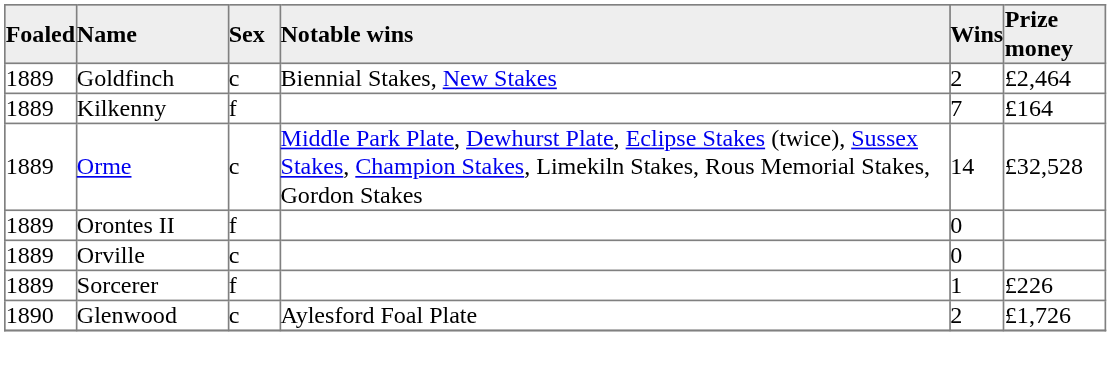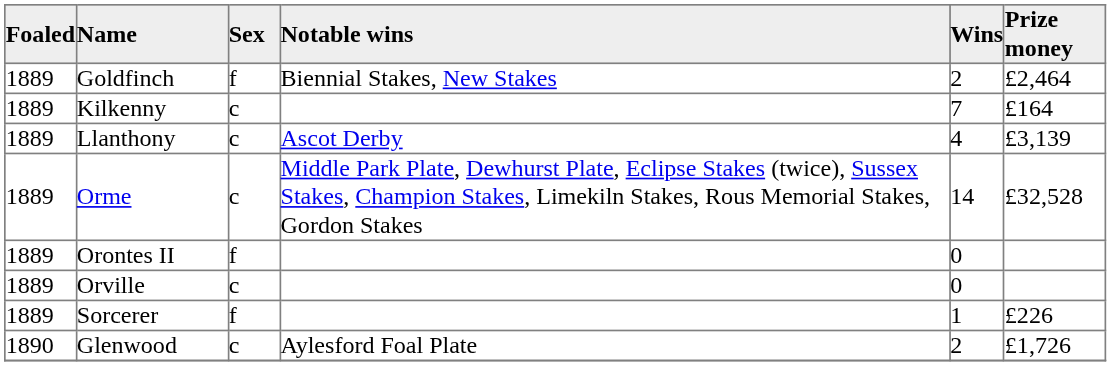(234, 77) c -> (233, 77) f
(233, 108) f -> (234, 108) c
+ row: (126, 138)
